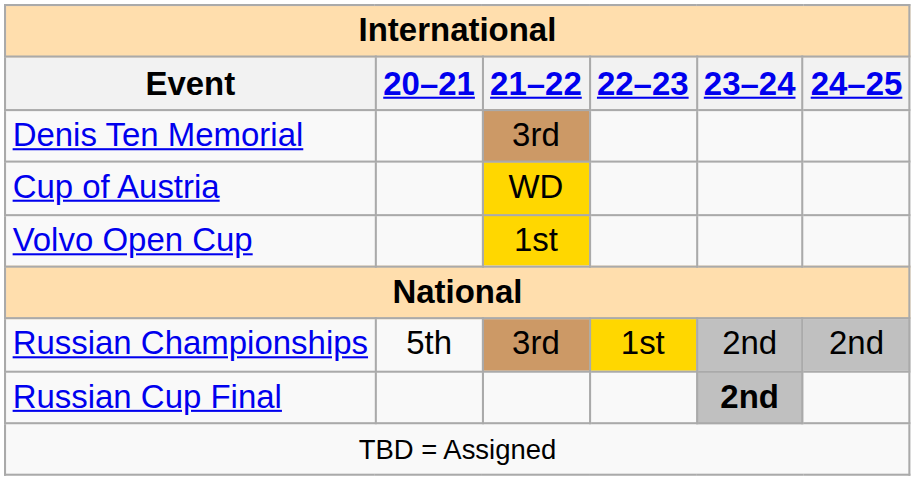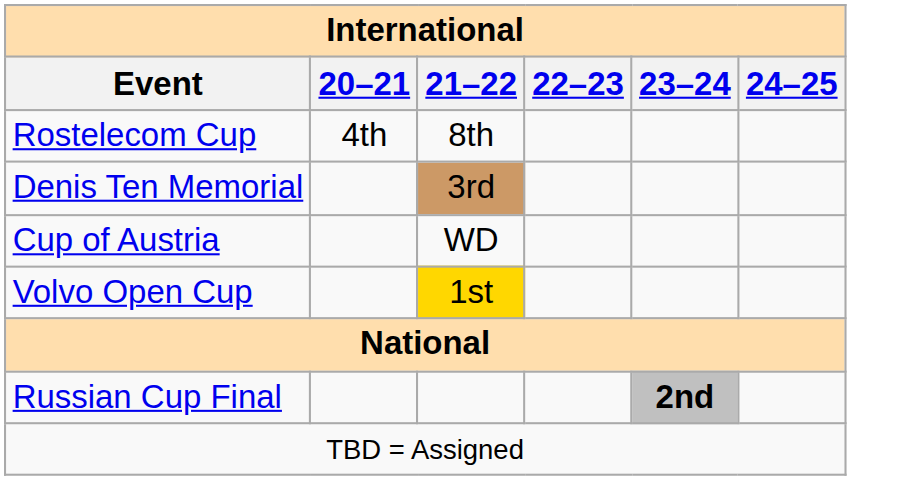+ row: (134, 135)
(536, 187) gold background -> (471, 239) no background
- row: (190, 344)
